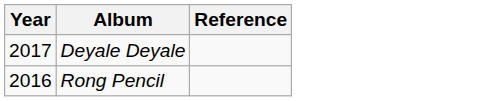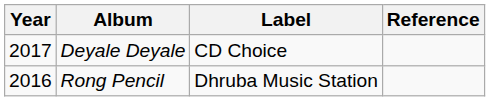+ column: (286, 19)
